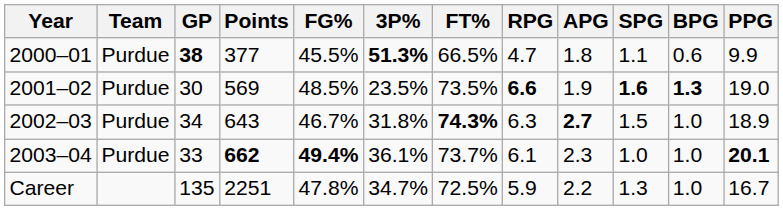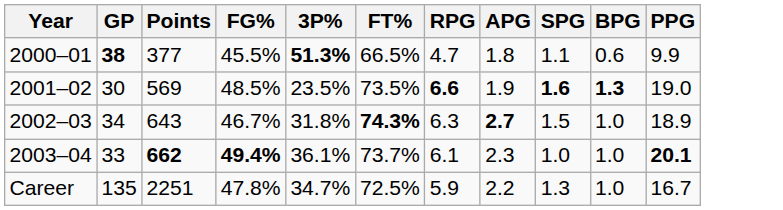- column: (136, 21)
